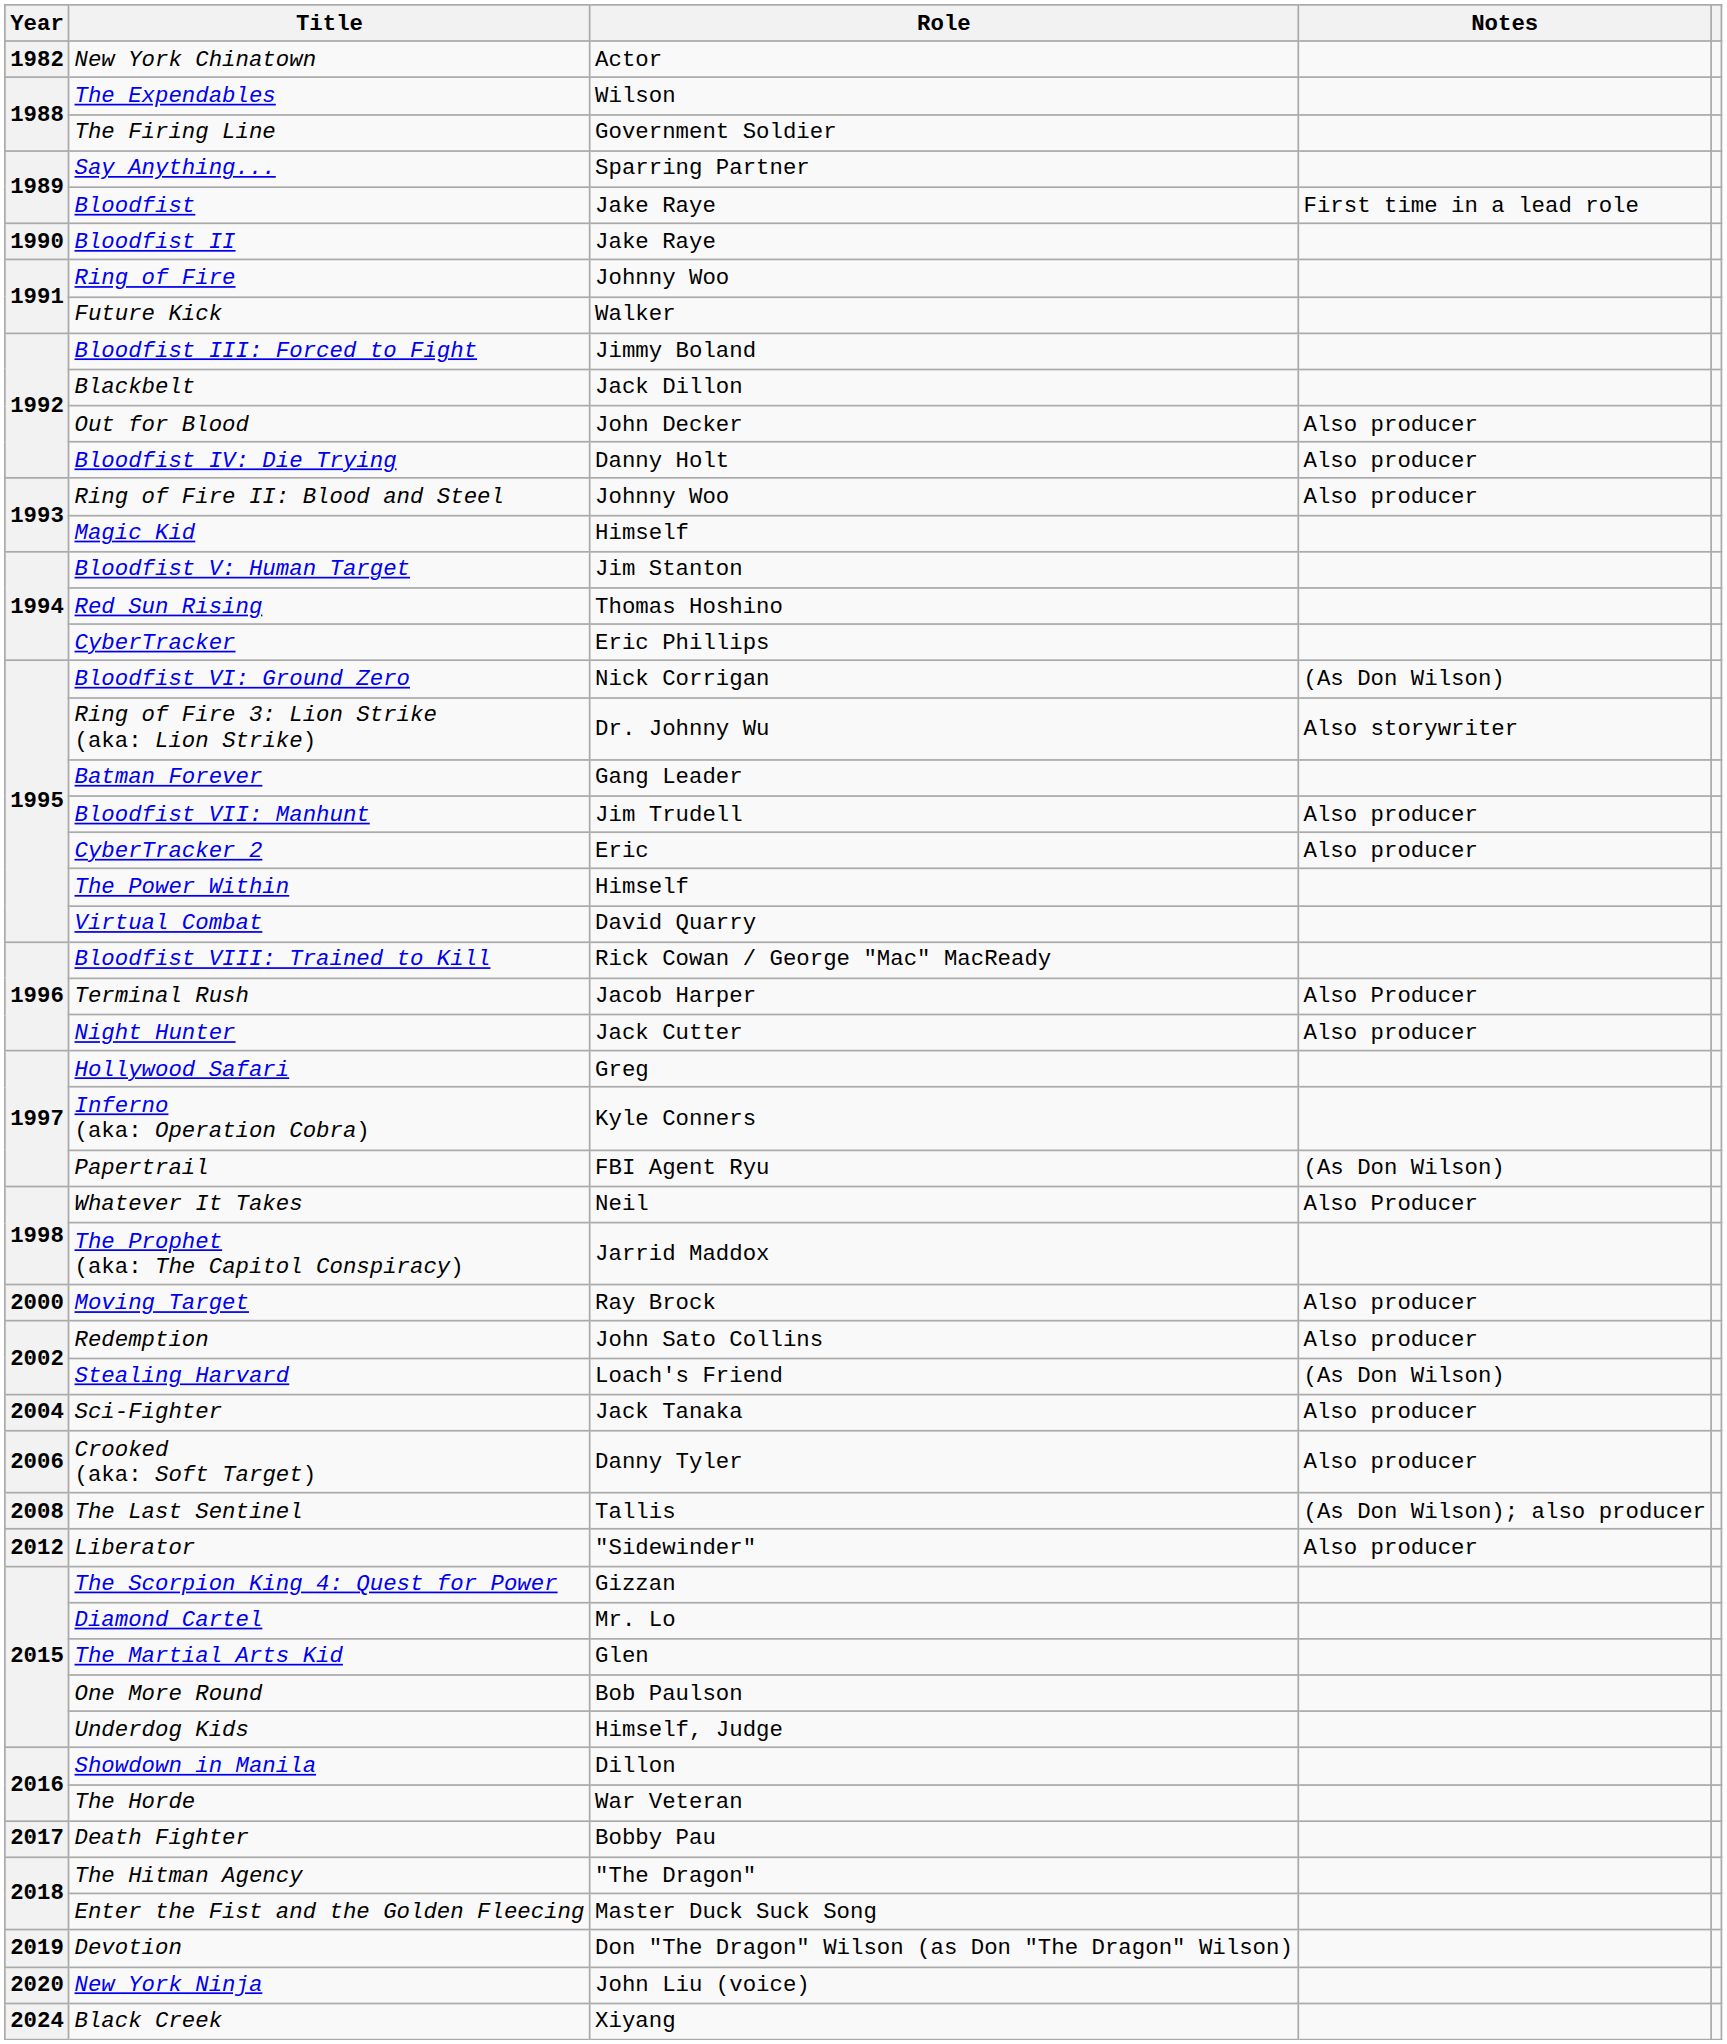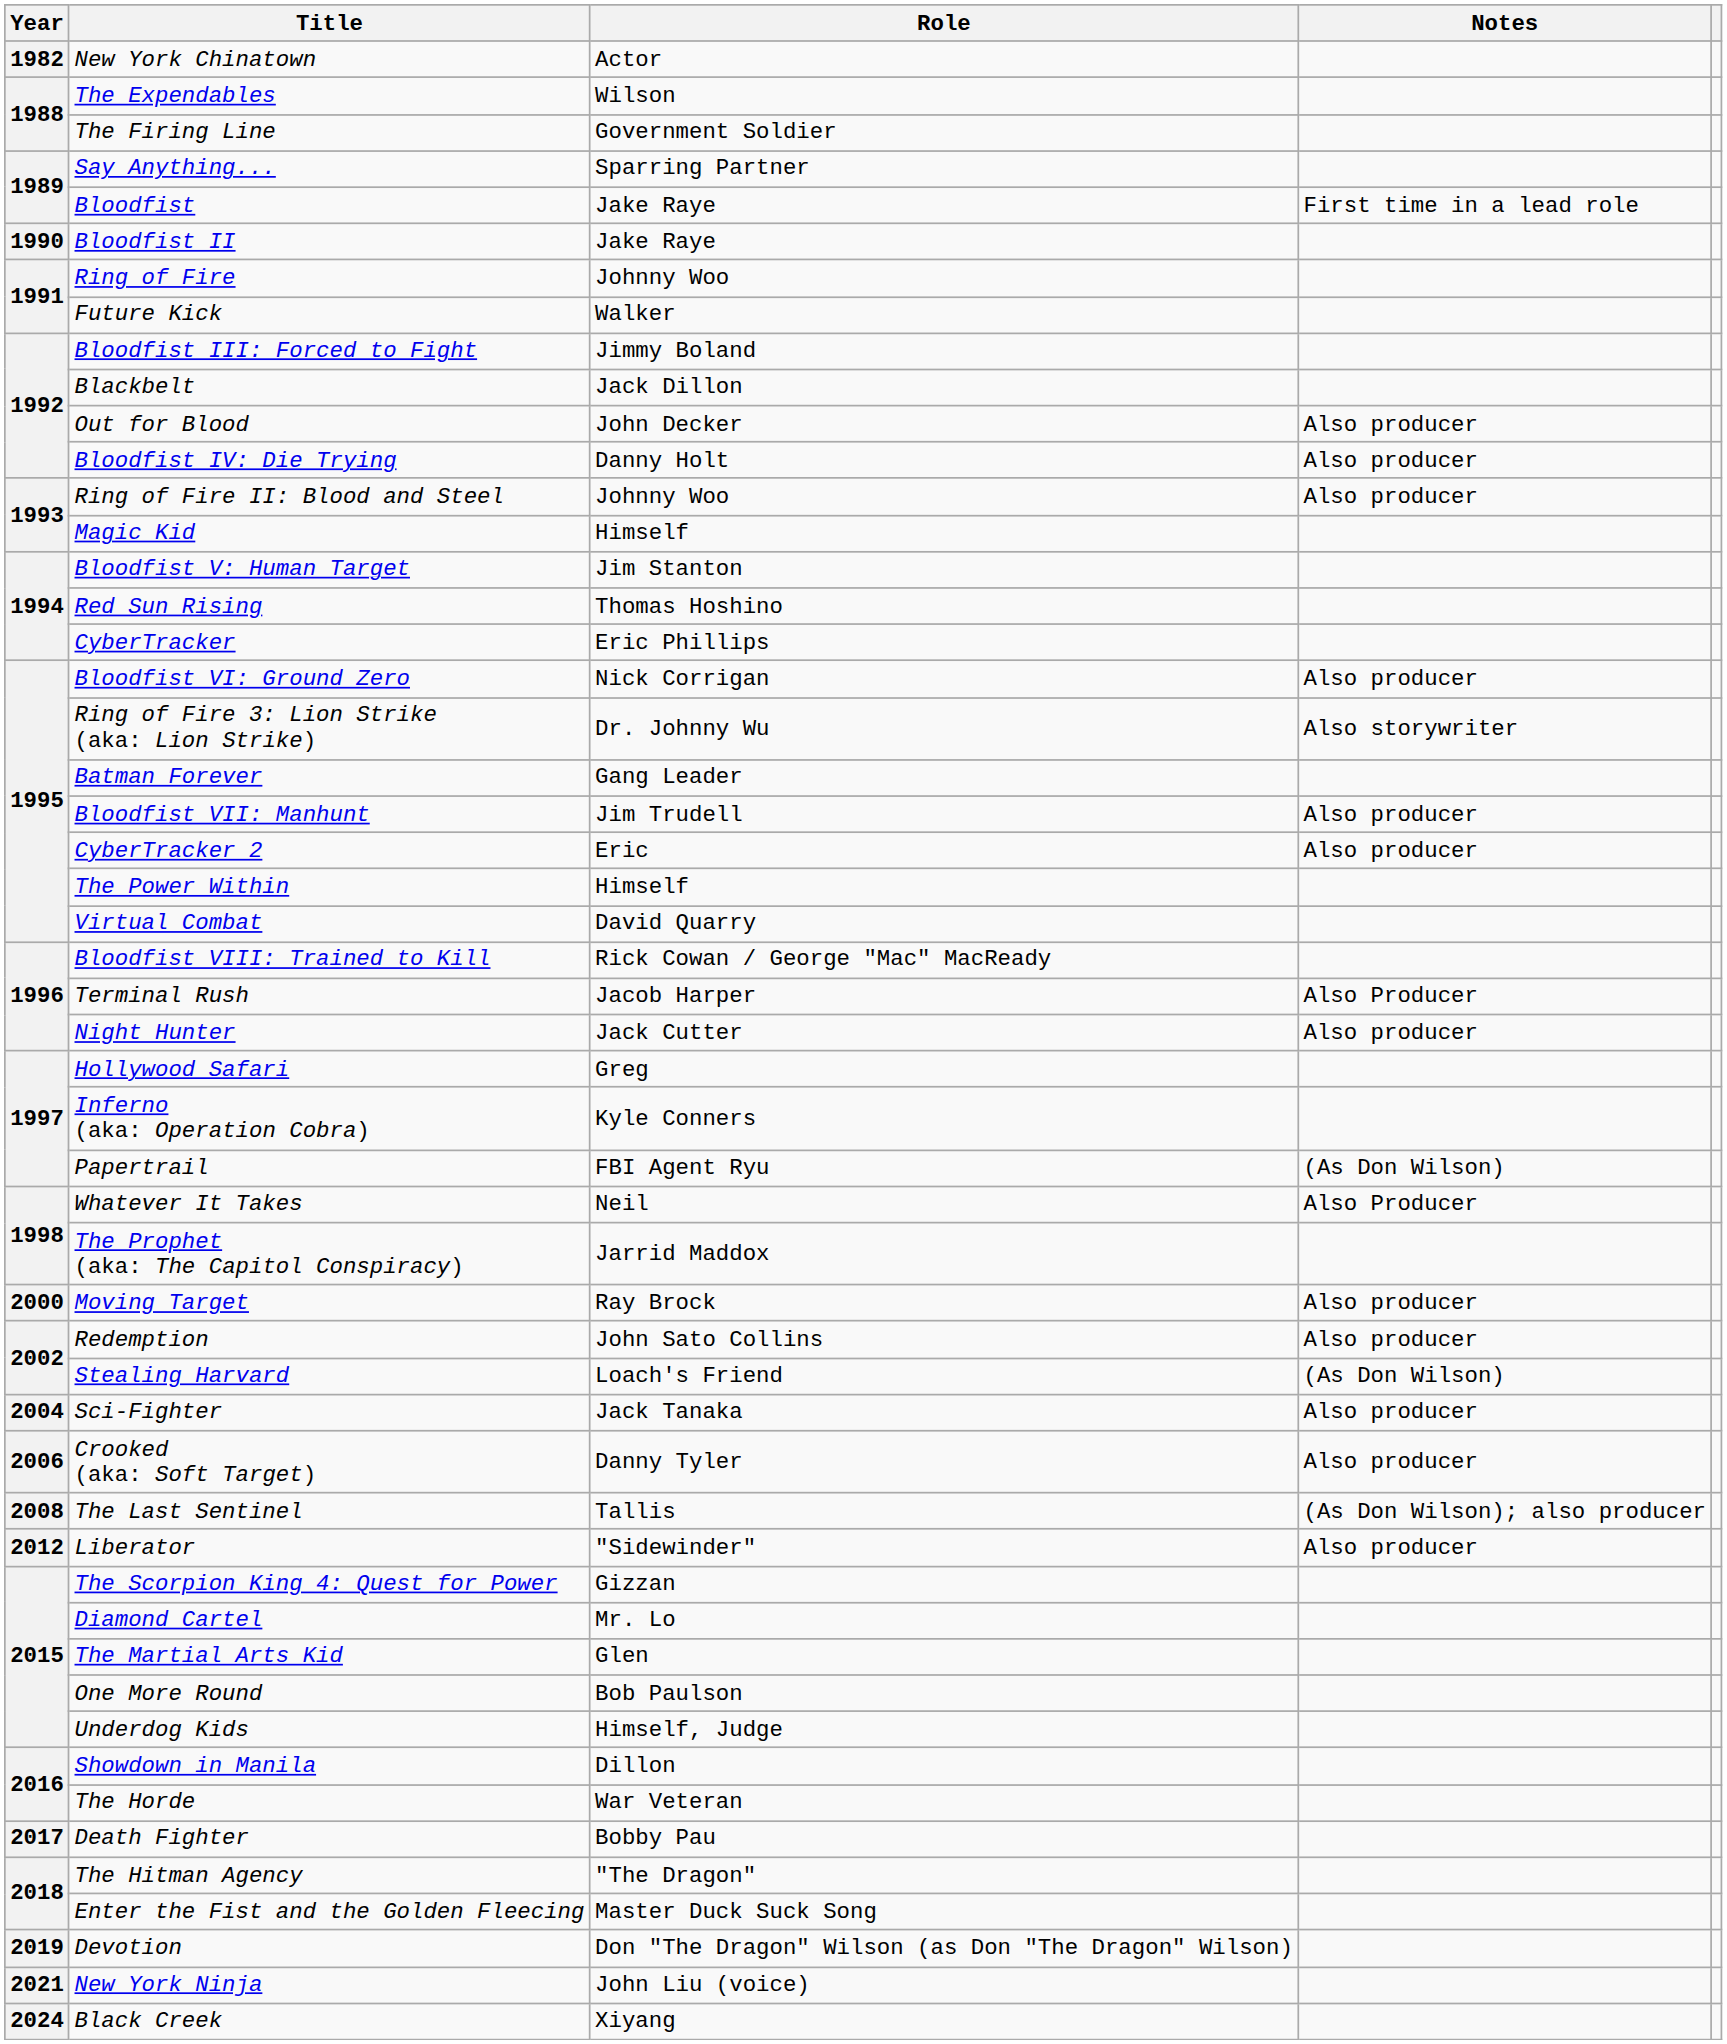(1404, 679) (As Don Wilson) -> (1391, 679) Also producer
(37, 1985) 2020 -> (37, 1985) 2021
